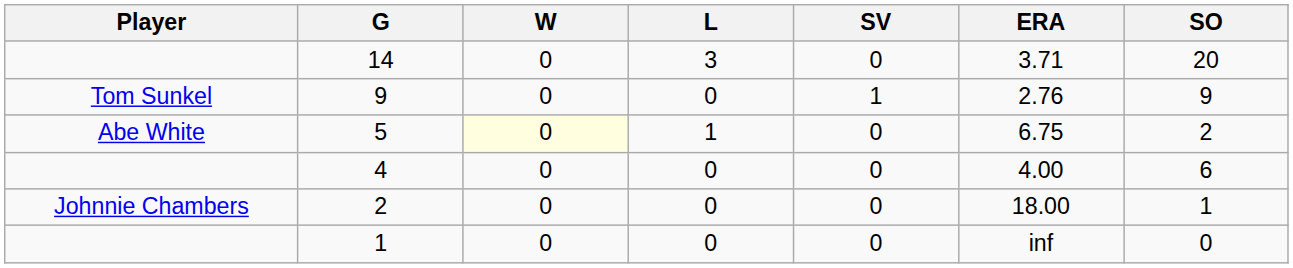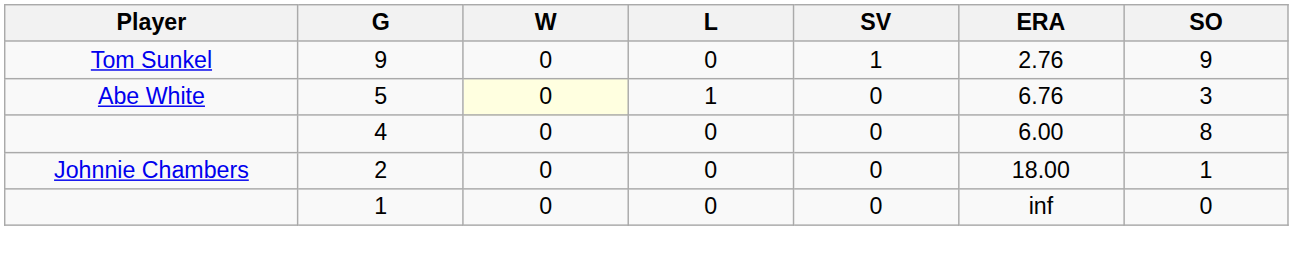- row: (381, 59)
(1041, 133) 6.75 -> (1041, 96) 6.76
(1206, 133) 2 -> (1206, 96) 3
(1041, 170) 4.00 -> (1041, 133) 6.00
(1206, 170) 6 -> (1206, 133) 8
